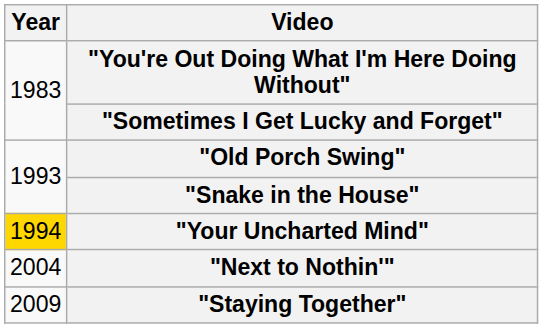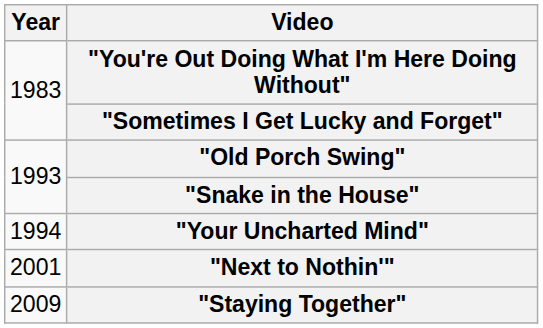(36, 231) gold background -> (36, 231) no background
(36, 267) 2004 -> (36, 267) 2001
